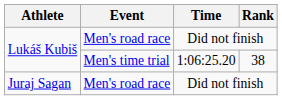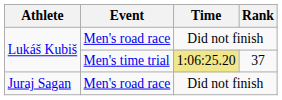(206, 61) no background -> (206, 61) khaki background
(258, 61) 38 -> (258, 61) 37
